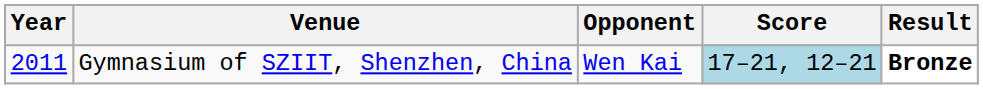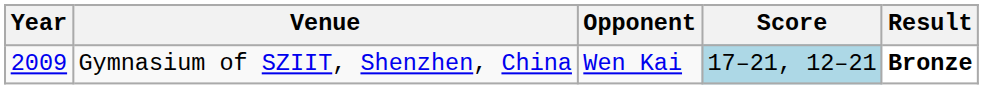(39, 64) 2011 -> (39, 64) 2009
